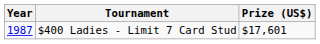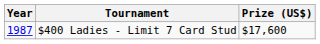(264, 30) $17,601 -> (264, 30) $17,600
